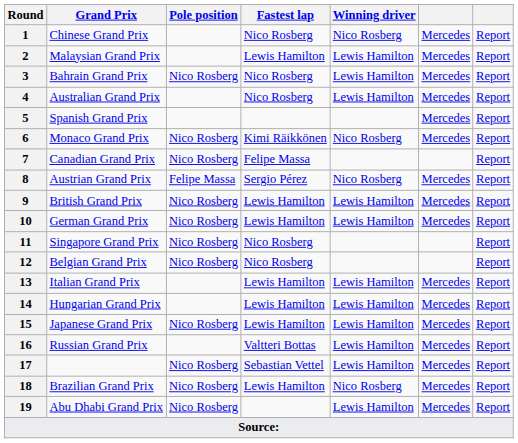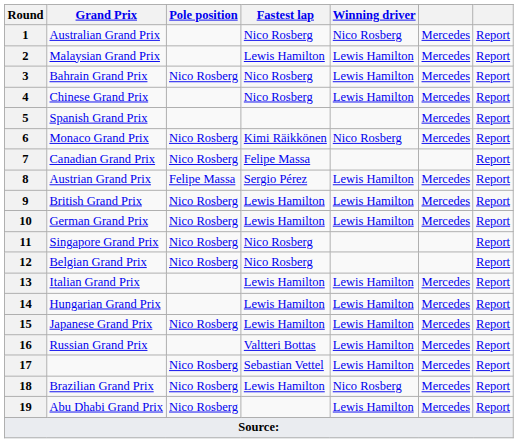(99, 35) Chinese Grand Prix -> (105, 35) Australian Grand Prix
(105, 96) Australian Grand Prix -> (99, 96) Chinese Grand Prix
(367, 179) Nico Rosberg -> (373, 179) Lewis Hamilton
